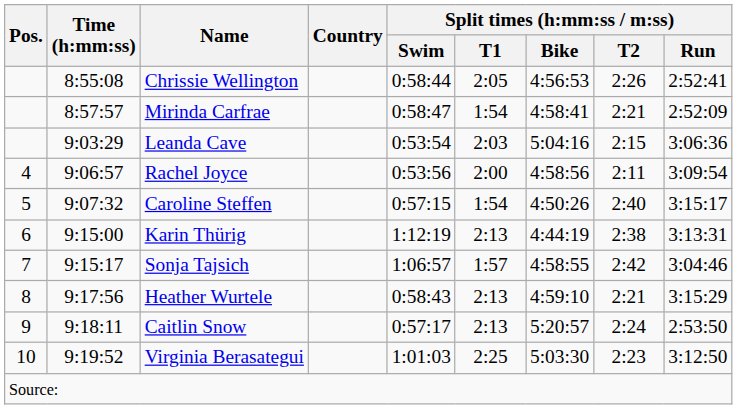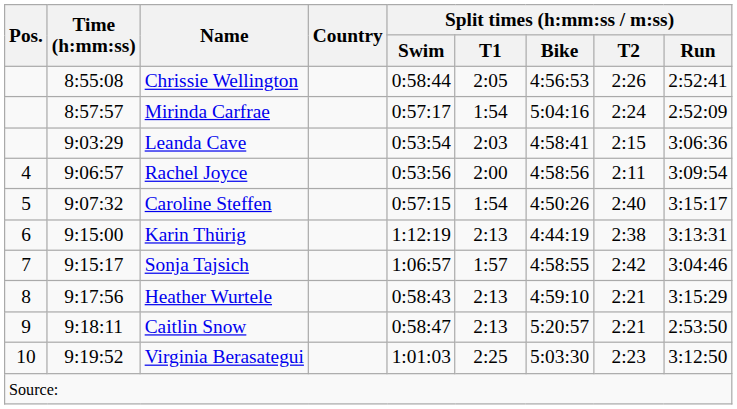(421, 111) 0:58:47 -> (421, 111) 0:57:17
(560, 111) 4:58:41 -> (560, 111) 5:04:16
(629, 111) 2:21 -> (629, 111) 2:24
(560, 142) 5:04:16 -> (560, 142) 4:58:41
(421, 326) 0:57:17 -> (421, 326) 0:58:47
(629, 326) 2:24 -> (629, 326) 2:21
